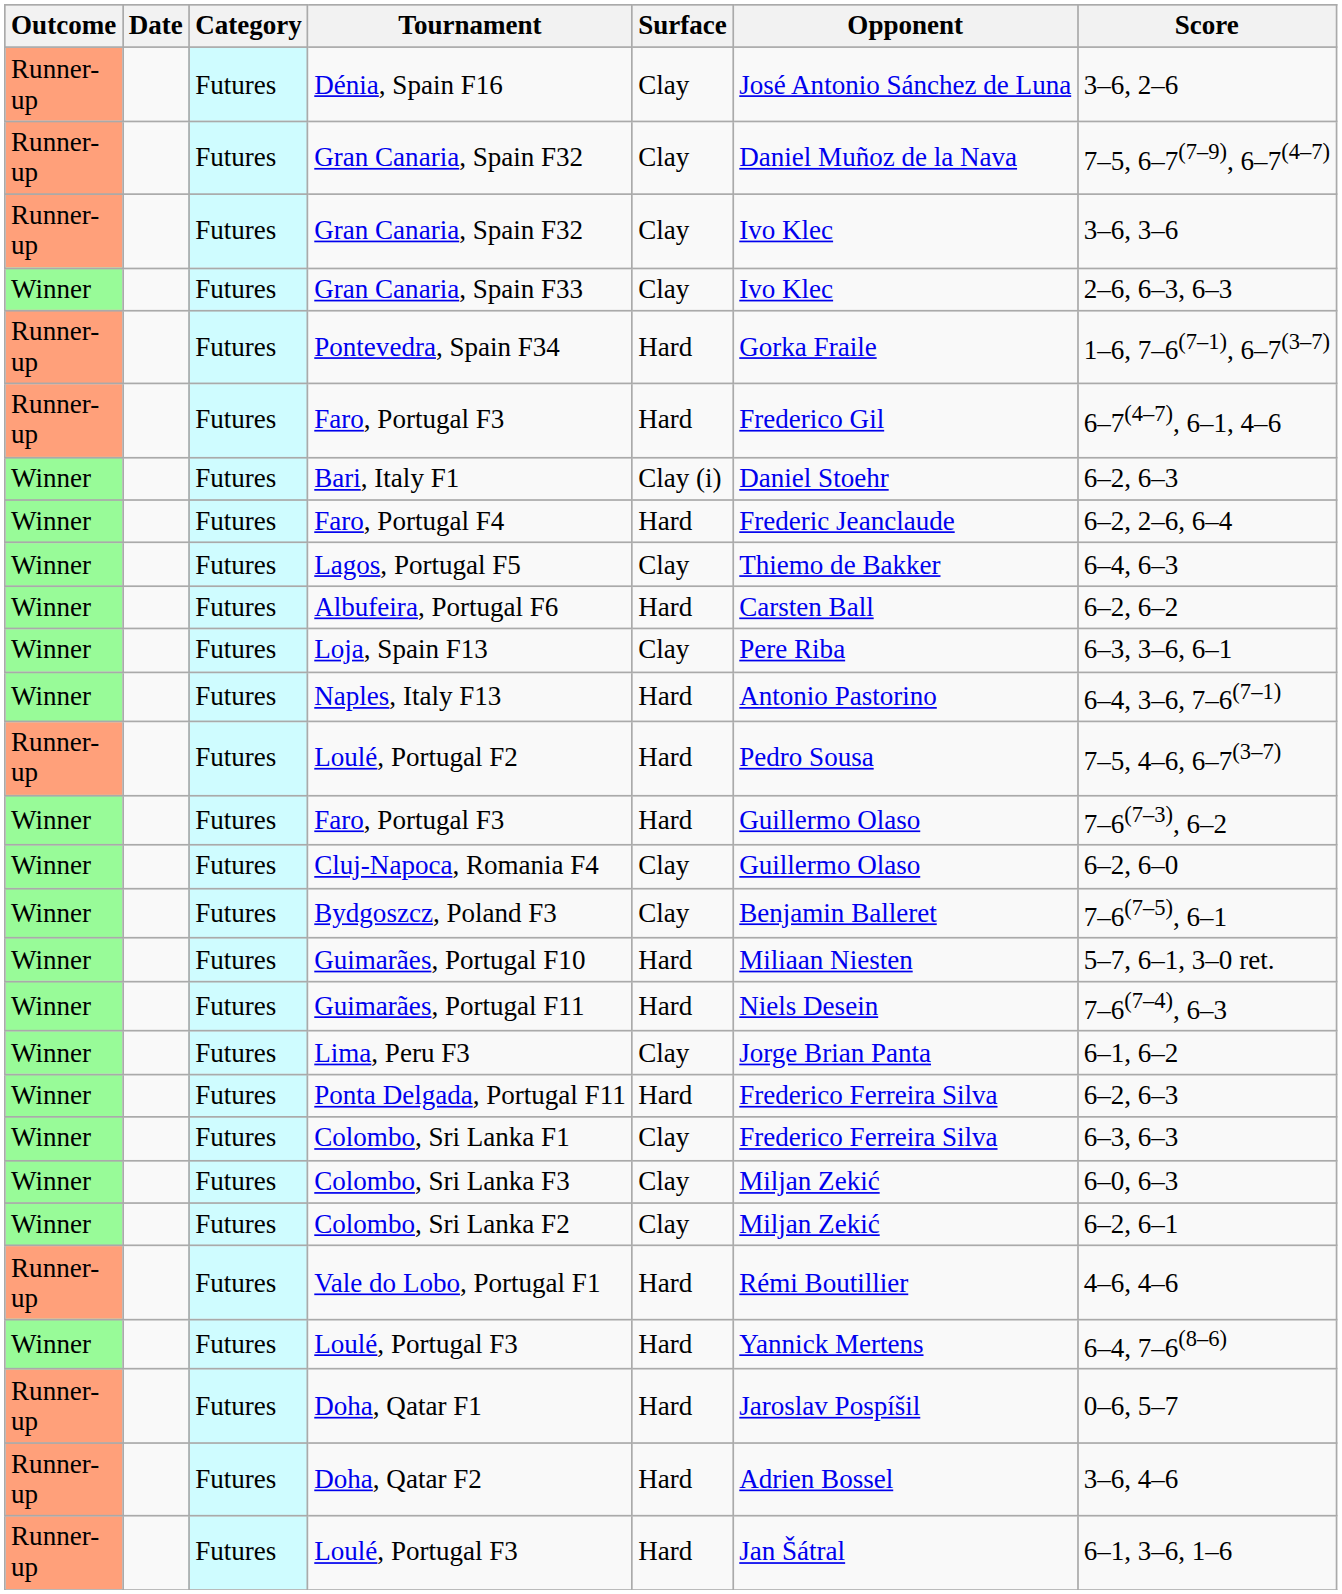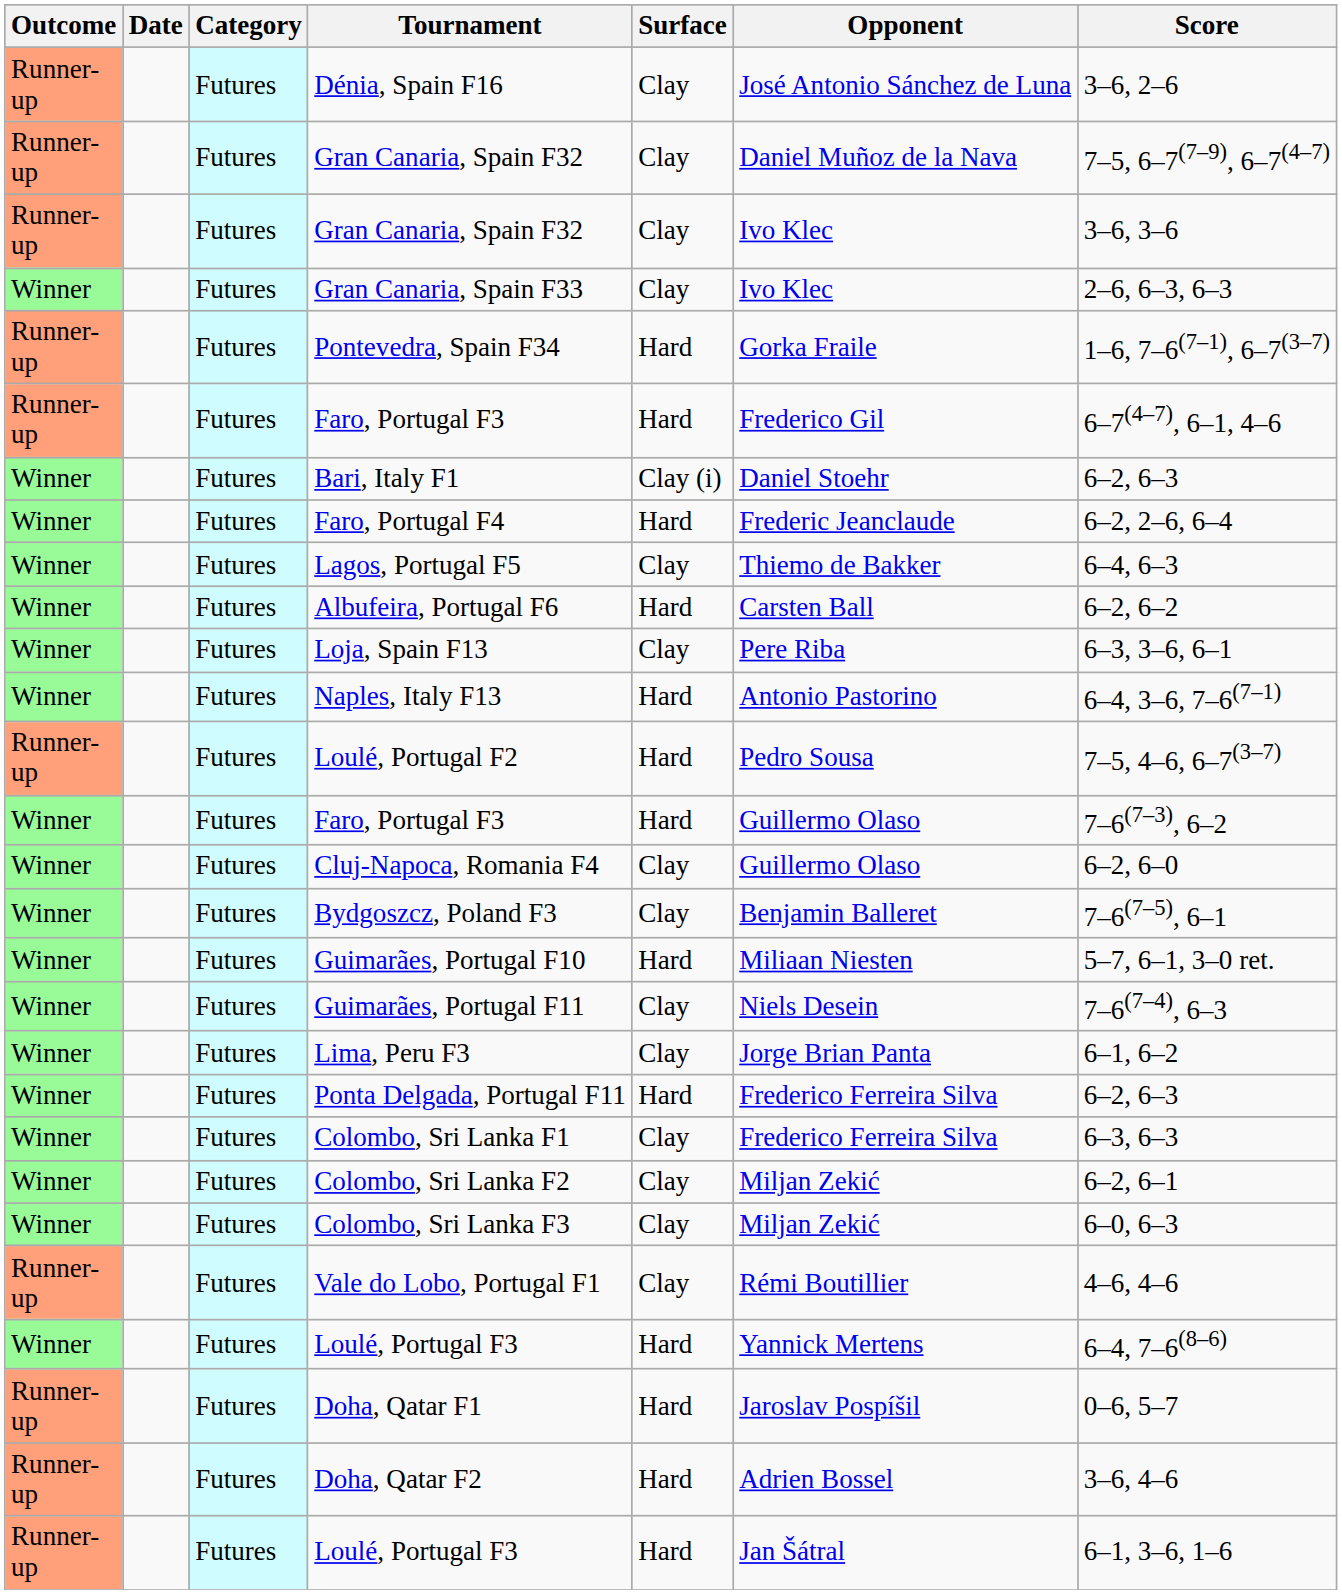(665, 1005) Hard -> (664, 1005) Clay
rows swapped: (51, 1224) <-> (51, 1181)
(665, 1282) Hard -> (664, 1282) Clay
